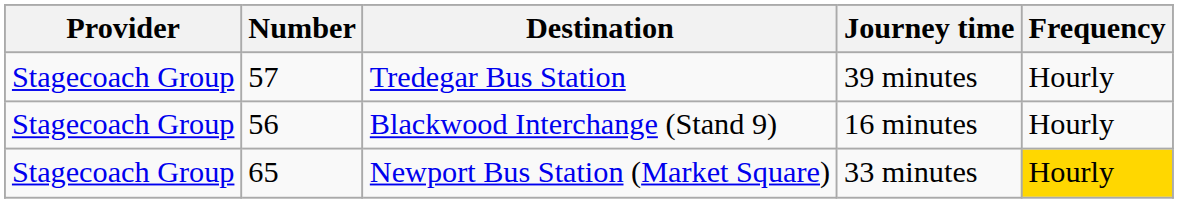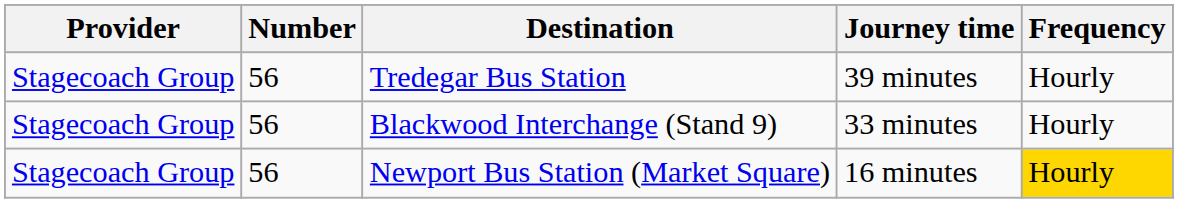(263, 76) 57 -> (263, 76) 56
(911, 124) 16 minutes -> (911, 124) 33 minutes
(263, 172) 65 -> (263, 172) 56
(911, 172) 33 minutes -> (911, 172) 16 minutes
